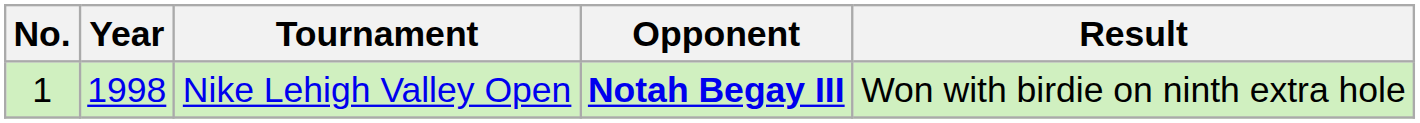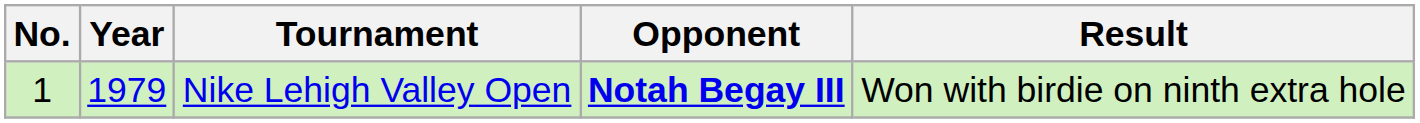(127, 90) 1998 -> (127, 90) 1979
